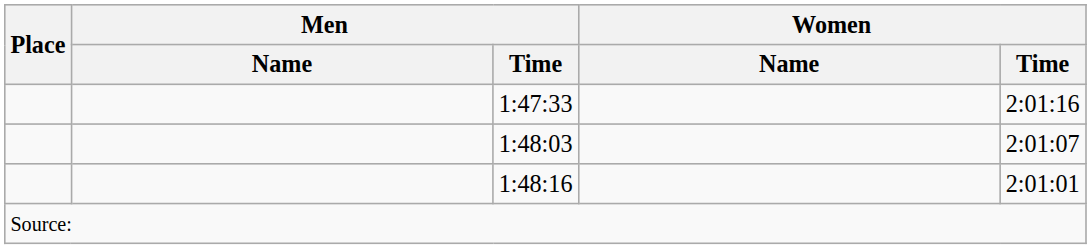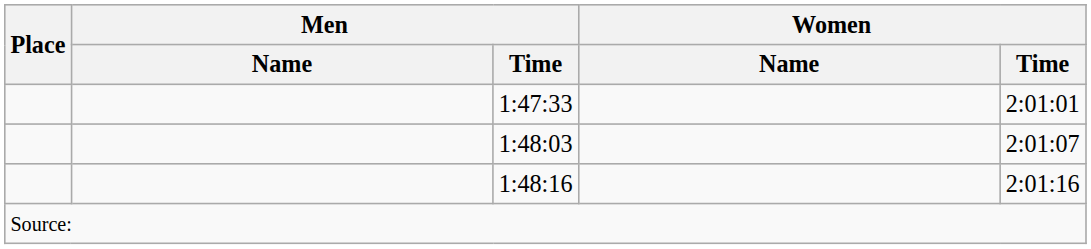(1043, 104) 2:01:16 -> (1043, 104) 2:01:01
(1043, 184) 2:01:01 -> (1043, 184) 2:01:16
